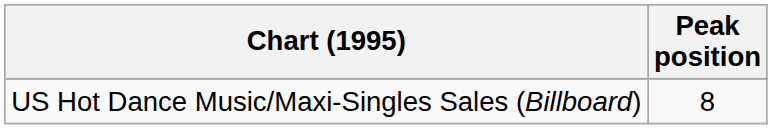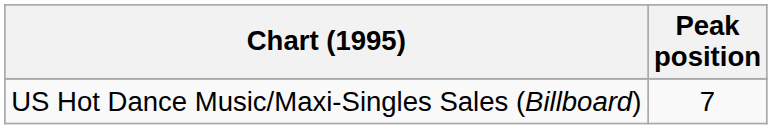(708, 100) 8 -> (708, 100) 7
